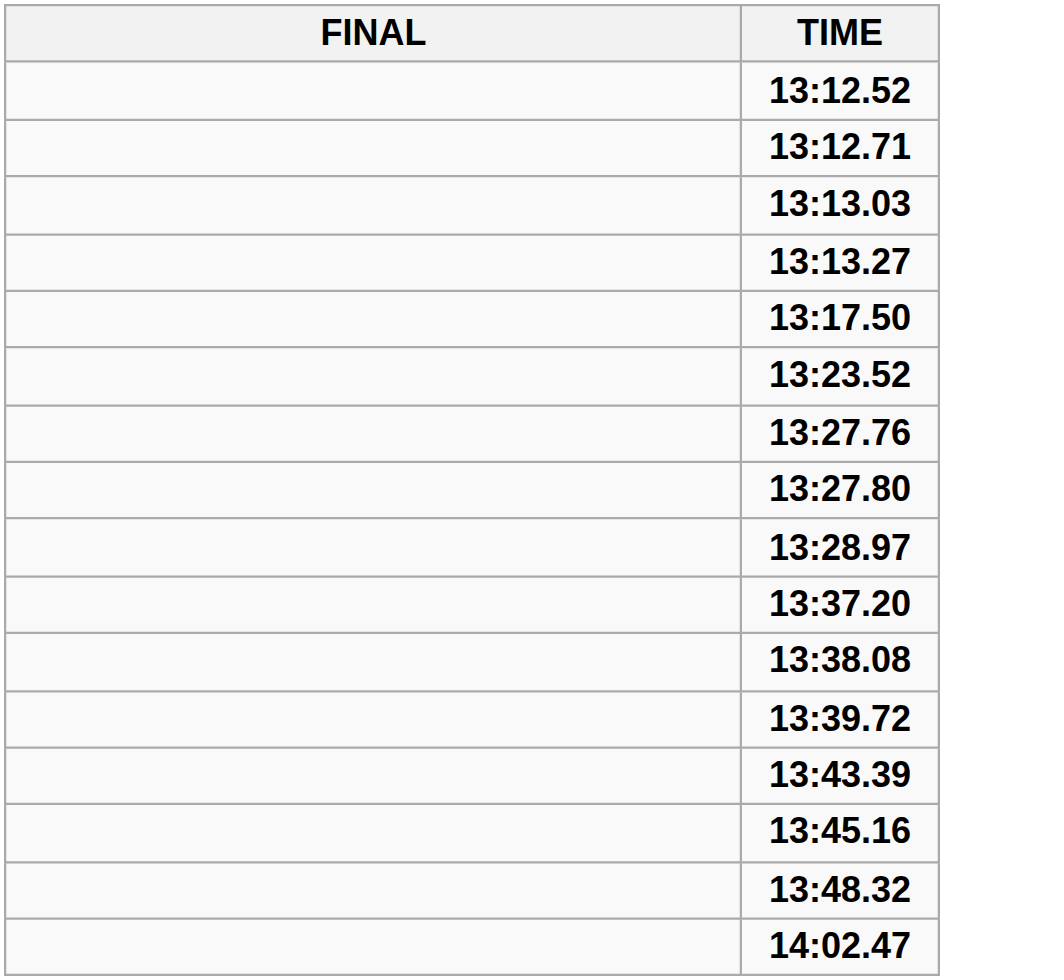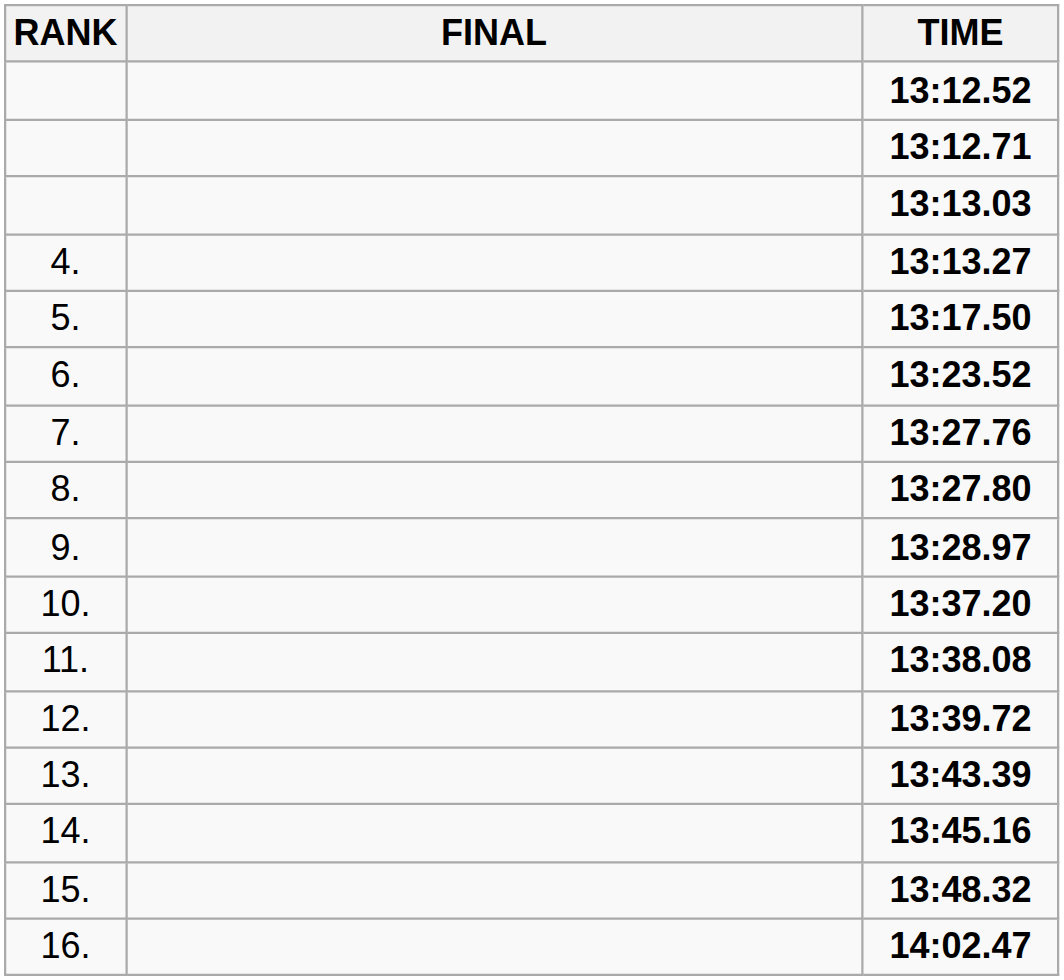+ column: (65, 33)
